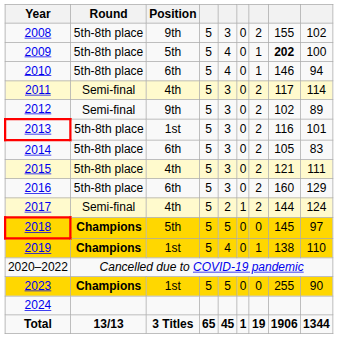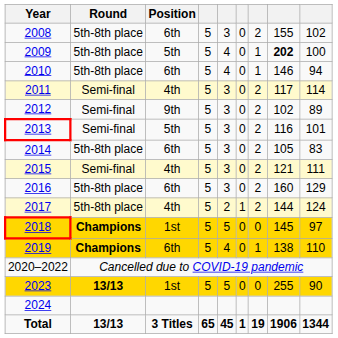(173, 33) 9th -> (172, 33) 6th
(109, 129) 5th-8th place -> (109, 129) Semi-final
(173, 129) 1st -> (172, 129) 5th
(109, 169) 5th-8th place -> (108, 169) Semi-final
(109, 207) Semi-final -> (108, 207) 5th-8th place
(173, 227) 5th -> (172, 227) 1st
(173, 248) 1st -> (172, 248) 6th
(109, 286) Champions -> (108, 286) 13/13
